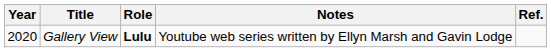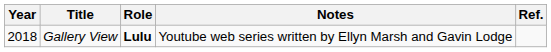(22, 36) 2020 -> (22, 36) 2018
